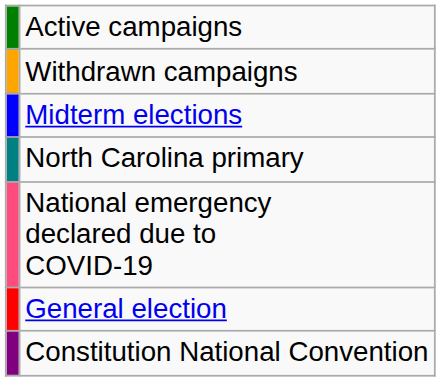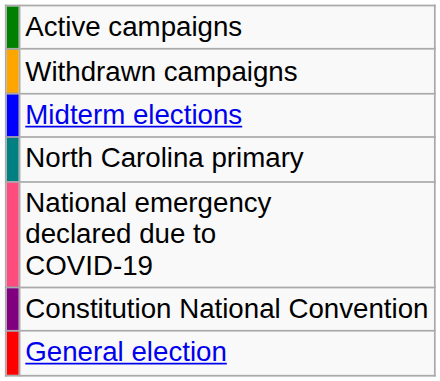rows swapped: (227, 352) <-> (126, 308)
